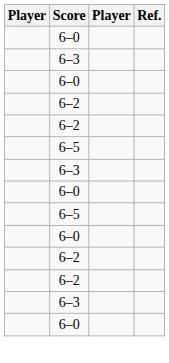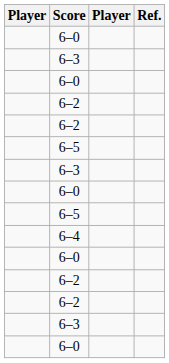+ row: (27, 236)
